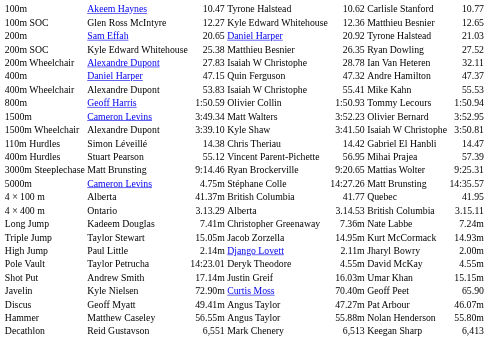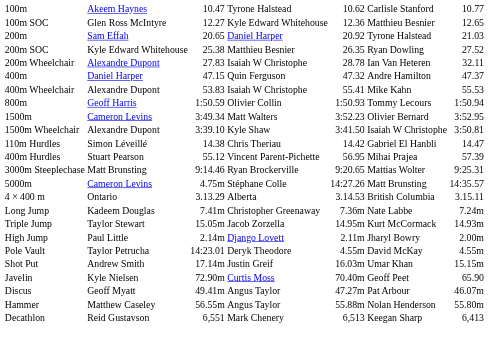- row: (25, 197)
